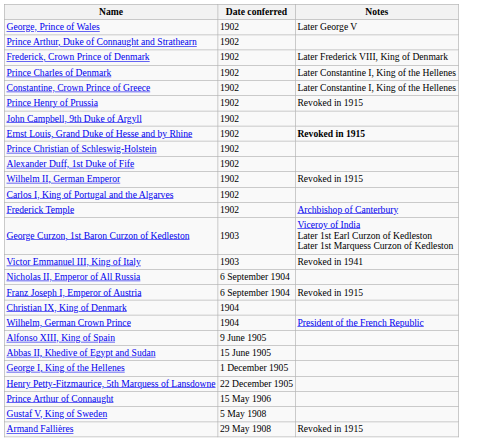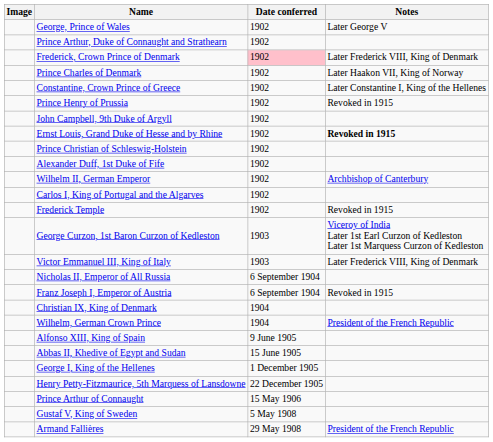+ column: (19, 12)
(230, 57) no background -> (260, 57) pink background
(377, 73) Later Constantine I, King of the Hellenes -> (395, 73) Later Haakon VII, King of Norway
(330, 179) Revoked in 1915 -> (378, 179) Archbishop of Canterbury
(348, 210) Archbishop of Canterbury -> (360, 210) Revoked in 1915
(330, 262) Revoked in 1941 -> (403, 262) Later Frederick VIII, King of Denmark
(330, 429) Revoked in 1915 -> (391, 429) President of the French Republic
